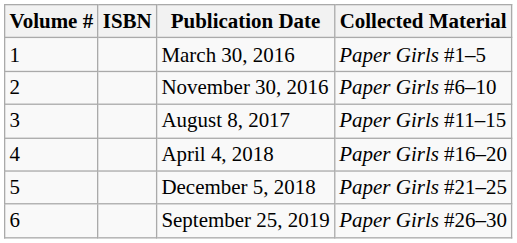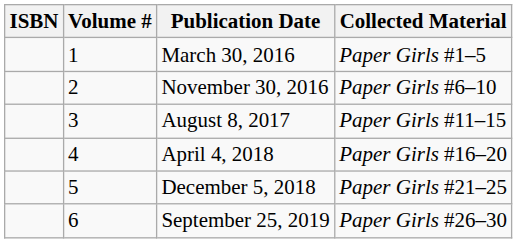columns swapped: (51, 21) <-> (127, 21)
